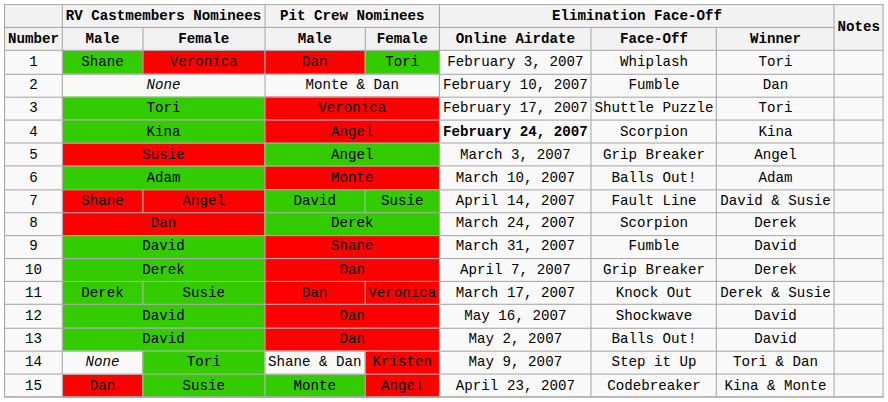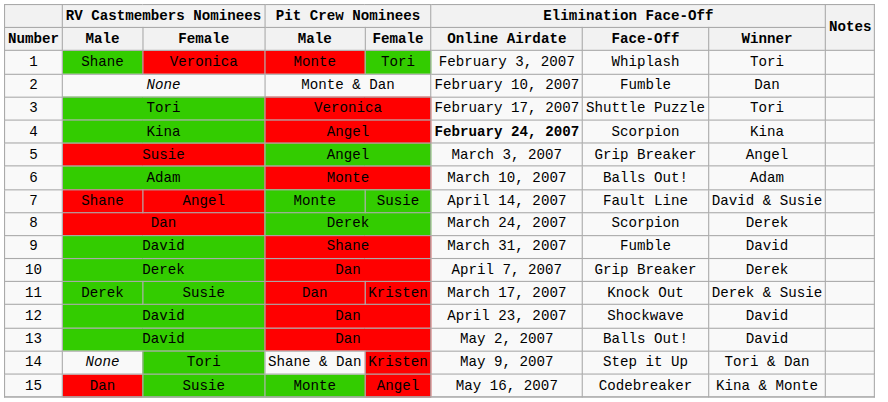(315, 62) Dan -> (315, 62) Monte
(315, 201) David -> (315, 201) Monte
(402, 293) Veronica -> (398, 293) Kristen
(515, 316) May 16, 2007 -> (507, 316) April 23, 2007
(515, 386) April 23, 2007 -> (507, 386) May 16, 2007
